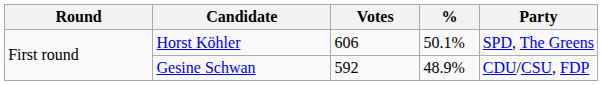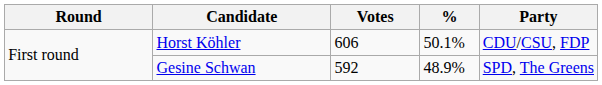(538, 42) SPD, The Greens -> (536, 42) CDU/CSU, FDP
(536, 67) CDU/CSU, FDP -> (538, 67) SPD, The Greens
